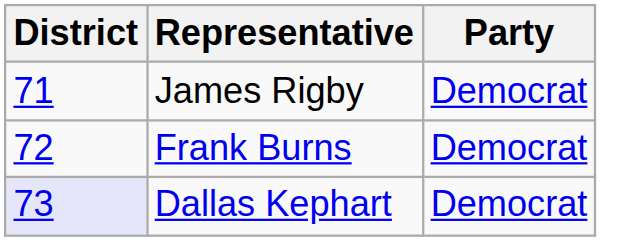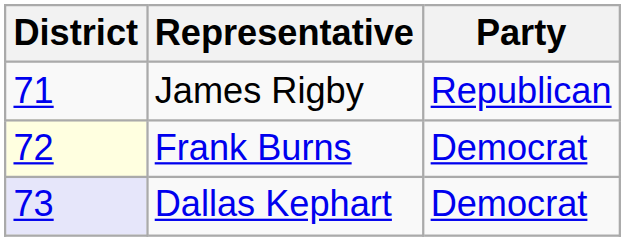(509, 90) Democrat -> (521, 90) Republican
(34, 147) no background -> (34, 147) lightyellow background
